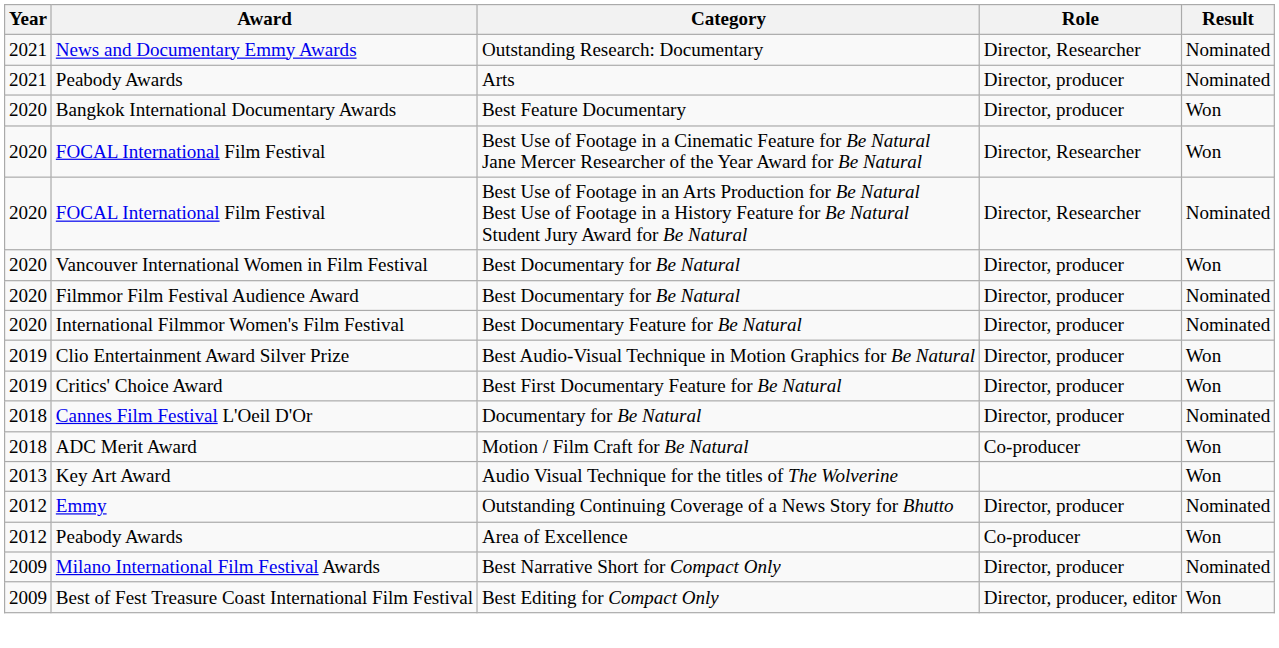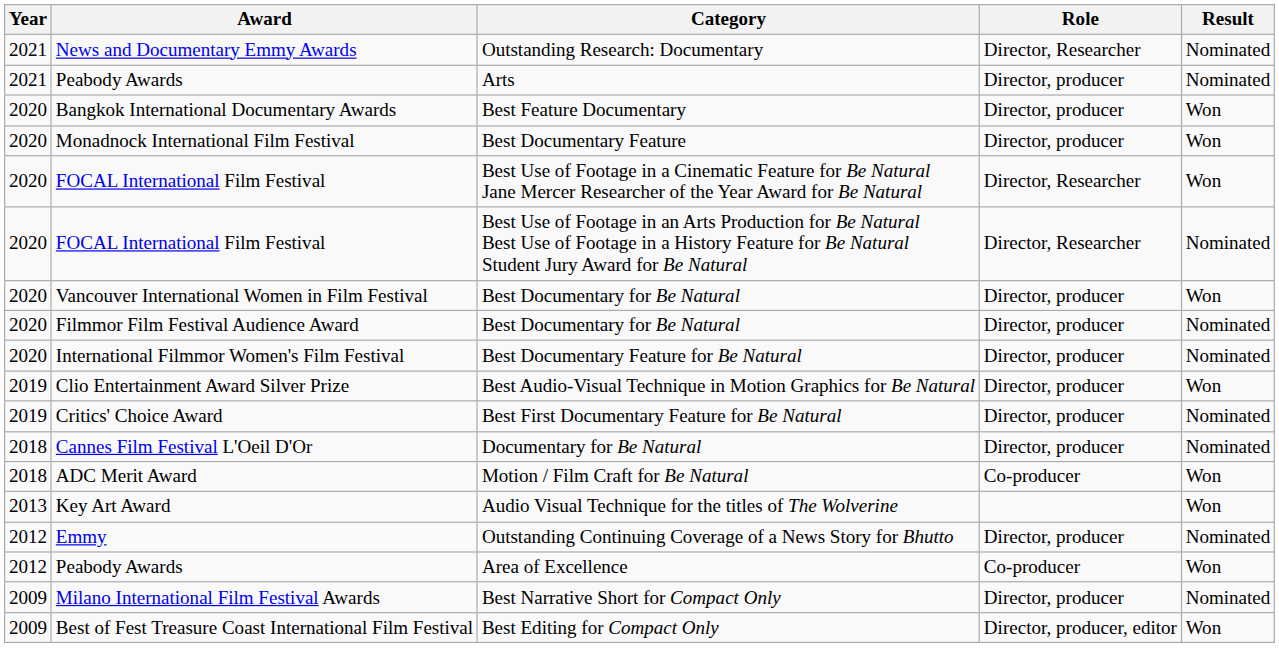+ row: (205, 140)
(1203, 385) Won -> (1228, 416) Nominated
